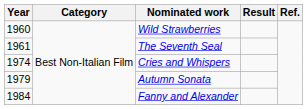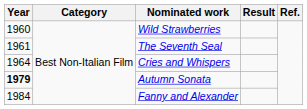(19, 63) 1974 -> (19, 63) 1964
(19, 79) normal -> (19, 79) bold
